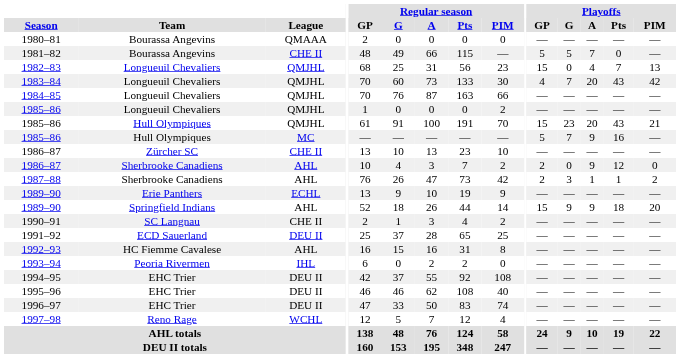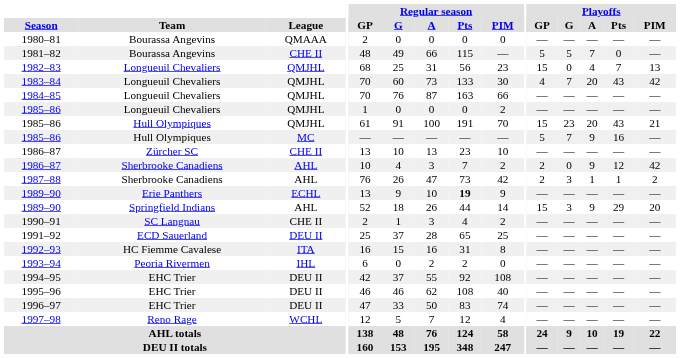(655, 165) 0 -> (655, 165) 42
(465, 193) normal -> (465, 193) bold
(569, 207) 9 -> (569, 207) 3
(619, 207) 18 -> (619, 207) 29
(306, 249) AHL -> (306, 249) ITA
